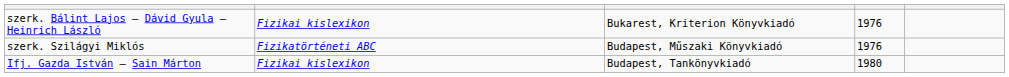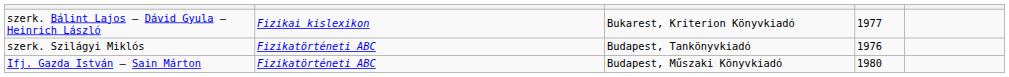(869, 24) 1976 -> (869, 24) 1977
(695, 47) Budapest, Műszaki Könyvkiadó -> (679, 47) Budapest, Tankönyvkiadó
(313, 64) Fizikai kislexikon -> (316, 64) Fizikatörténeti ABC
(679, 64) Budapest, Tankönyvkiadó -> (695, 64) Budapest, Műszaki Könyvkiadó
